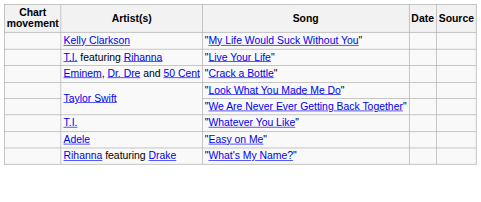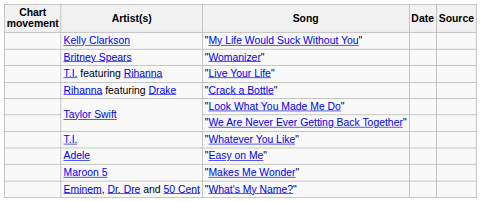+ row: (235, 57)
(132, 73) Eminem, Dr. Dre and 50 Cent -> (120, 90) Rihanna featuring Drake
+ row: (252, 172)
(120, 156) Rihanna featuring Drake -> (132, 189) Eminem, Dr. Dre and 50 Cent
